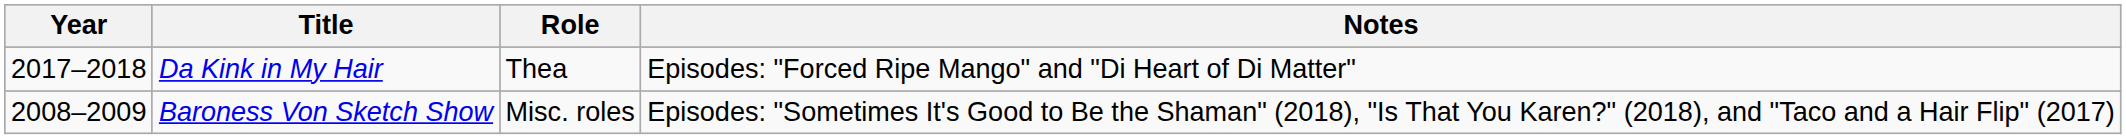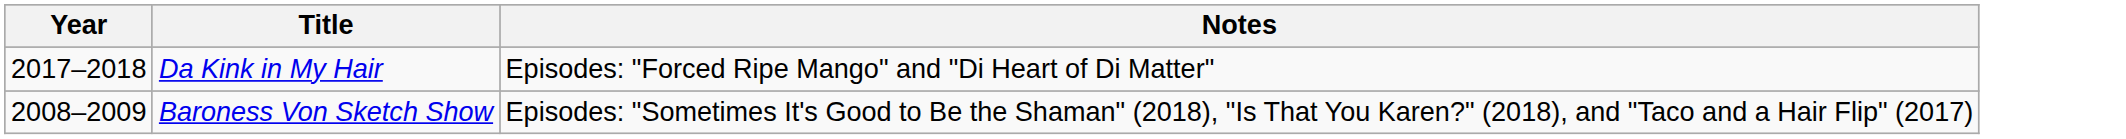- column: (570, 25)
